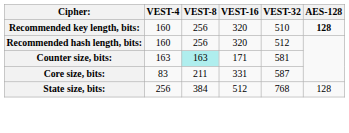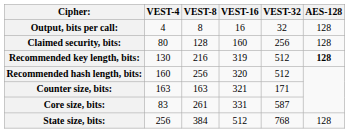+ row: (74, 27)
+ row: (74, 43)
(163, 27) 160 -> (163, 58) 130
(200, 27) 256 -> (200, 58) 216
(240, 27) 320 -> (240, 58) 319
(282, 27) 510 -> (282, 58) 512
(200, 58) paleturquoise background -> (200, 89) no background
(240, 58) 171 -> (240, 89) 321
(282, 58) 581 -> (282, 89) 171
(200, 74) 211 -> (200, 105) 261
